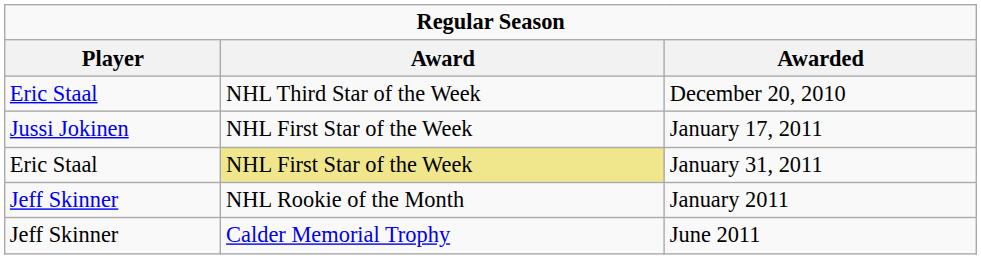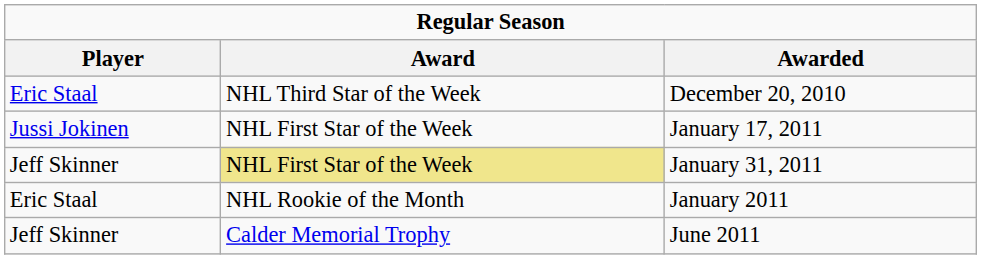(54, 164) Eric Staal -> (64, 164) Jeff Skinner
(64, 199) Jeff Skinner -> (54, 199) Eric Staal
